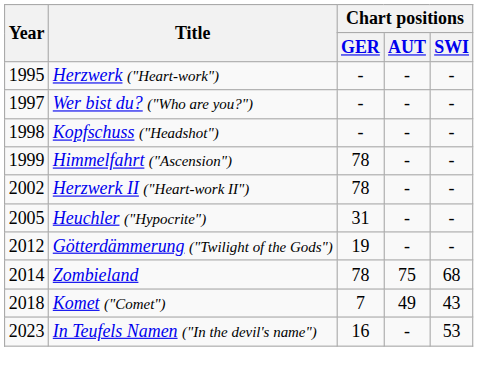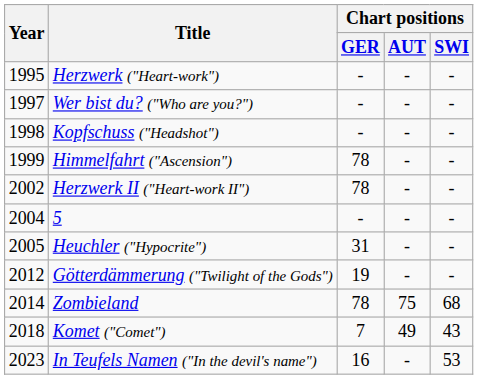+ row: (57, 217)
